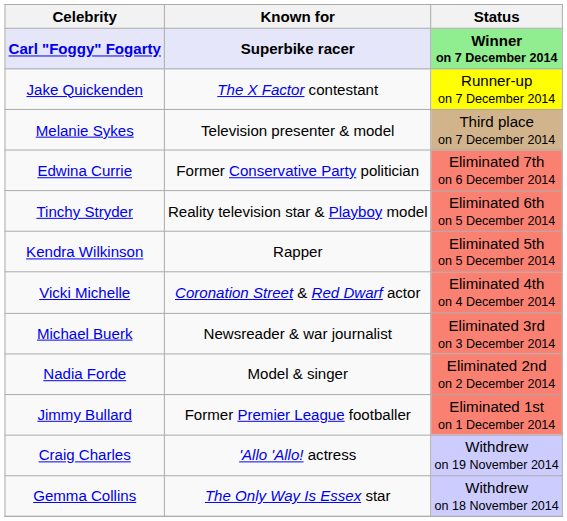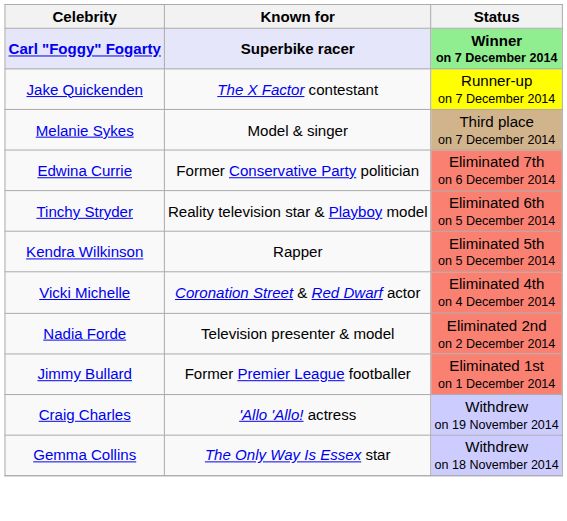(298, 130) Television presenter & model -> (298, 130) Model & singer
- row: (85, 333)
(298, 374) Model & singer -> (298, 333) Television presenter & model
